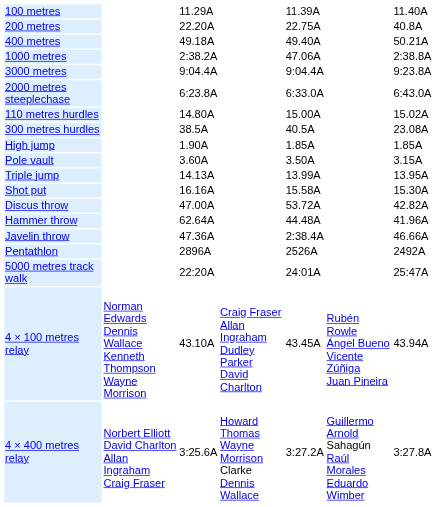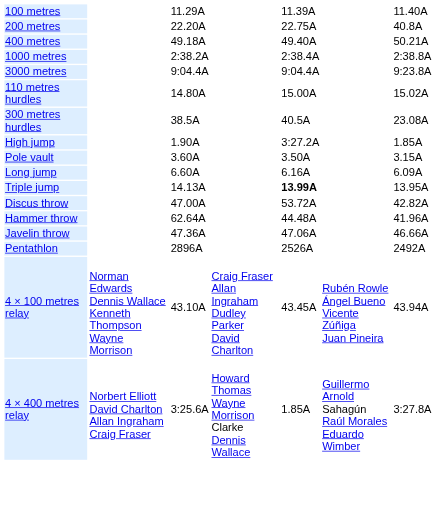(303, 56) 47.06A -> (300, 56) 2:38.4A
- row: (38, 93)
(300, 145) 1.85A -> (300, 142) 3:27.2A
+ row: (31, 172)
(303, 175) normal -> (299, 188) bold
- row: (26, 190)
(305, 236) 2:38.4A -> (299, 233) 47.06A
- row: (49, 272)
(305, 452) 3:27.2A -> (296, 409) 1.85A
